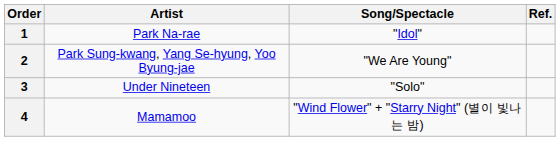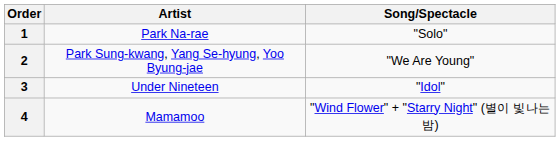- column: (541, 14)
(407, 34) "Idol" -> (430, 34) "Solo"
(407, 87) "Solo" -> (430, 87) "Idol"
